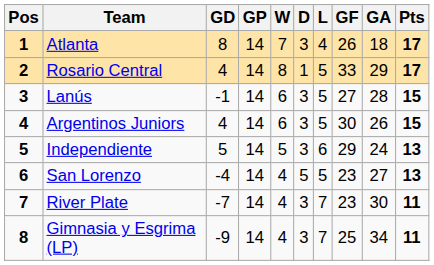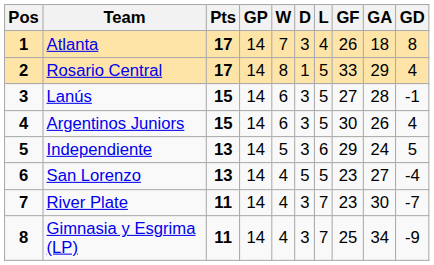columns swapped: (412, 17) <-> (223, 17)
